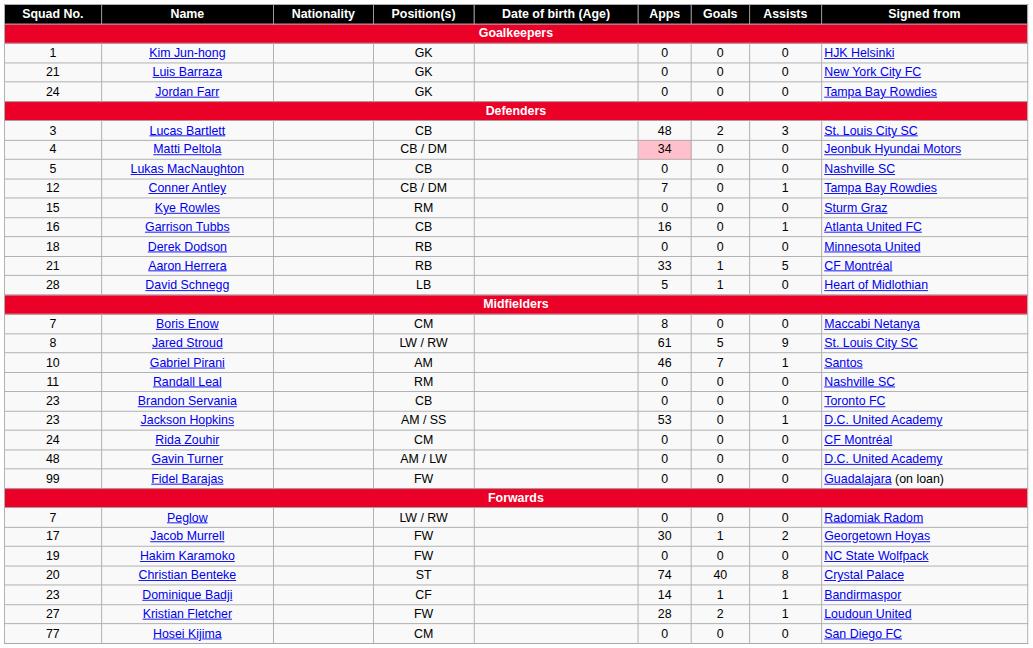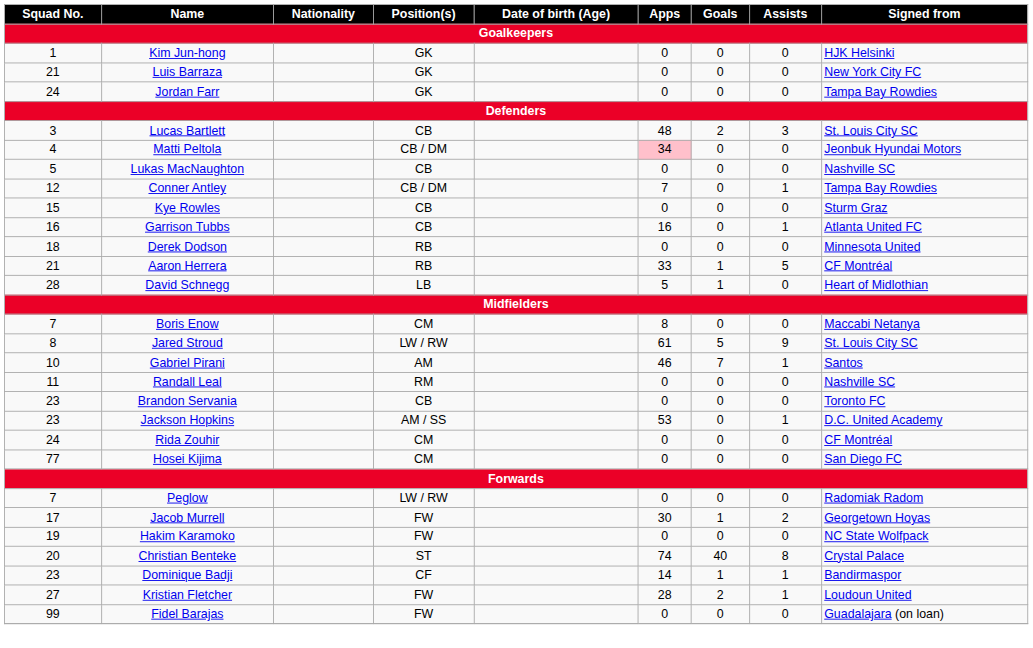(424, 207) RM -> (424, 207) CB
- row: (187, 459)
rows swapped: (187, 633) <-> (187, 478)
